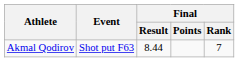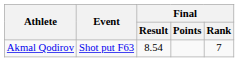(154, 48) 8.44 -> (154, 48) 8.54
